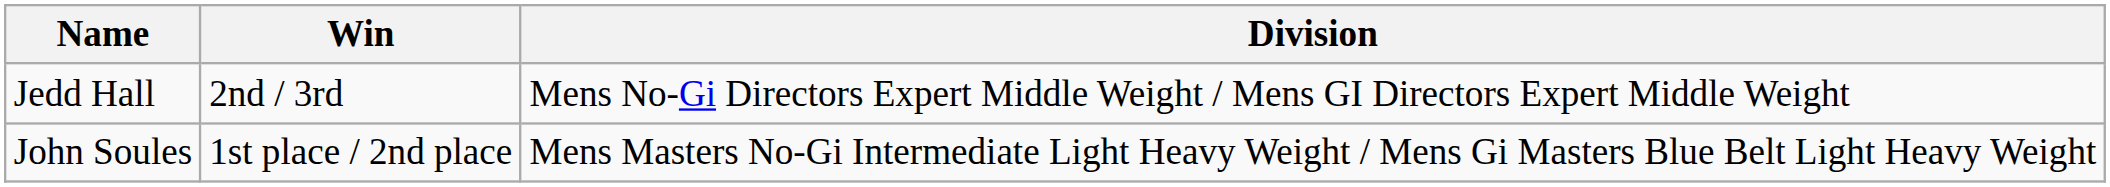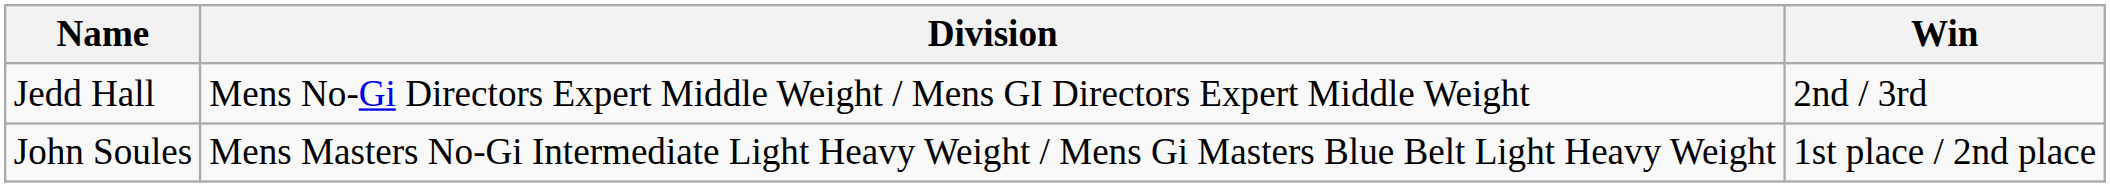columns swapped: (361, 33) <-> (1313, 33)
